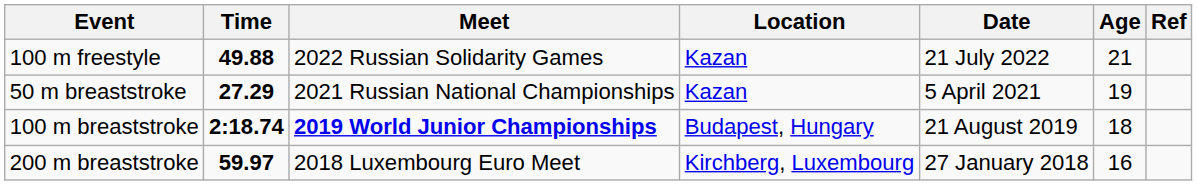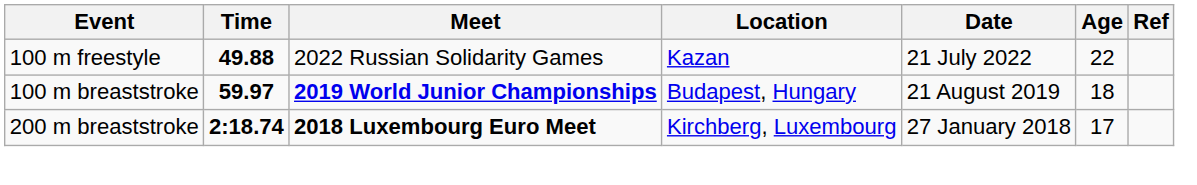(1120, 57) 21 -> (1102, 57) 22
- row: (98, 92)
(246, 127) 2:18.74 -> (246, 92) 59.97
(246, 162) 59.97 -> (246, 127) 2:18.74
(437, 162) normal -> (445, 127) bold
(1120, 162) 16 -> (1102, 127) 17
